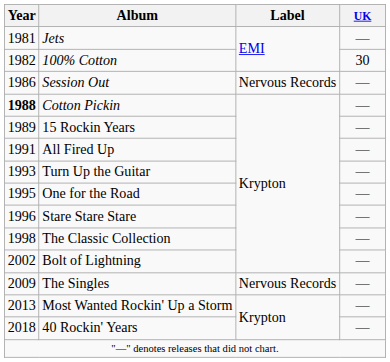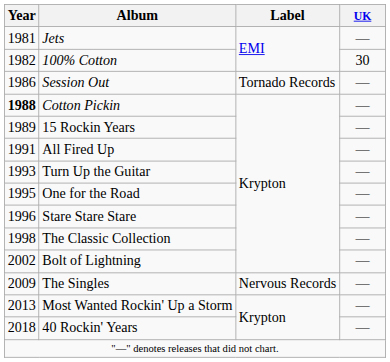(288, 82) Nervous Records -> (287, 82) Tornado Records
